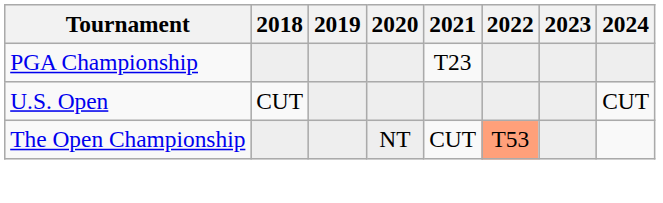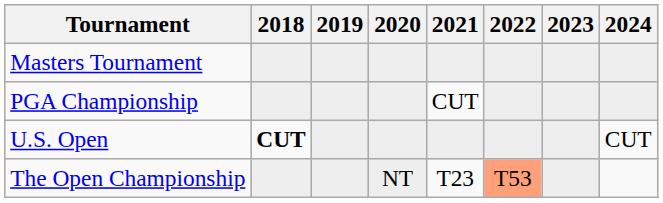+ row: (106, 62)
(453, 62) T23 -> (455, 101) CUT
(280, 101) normal -> (281, 139) bold
(453, 139) CUT -> (455, 178) T23
